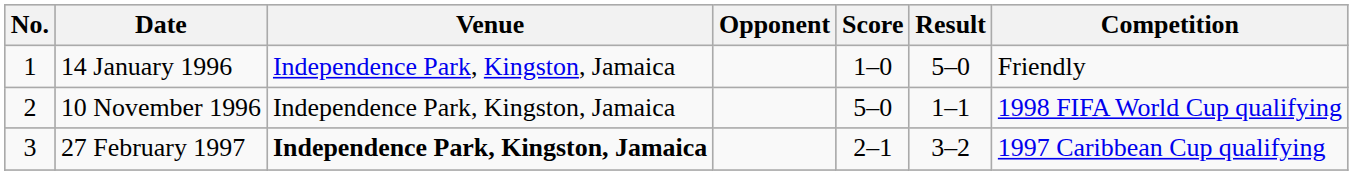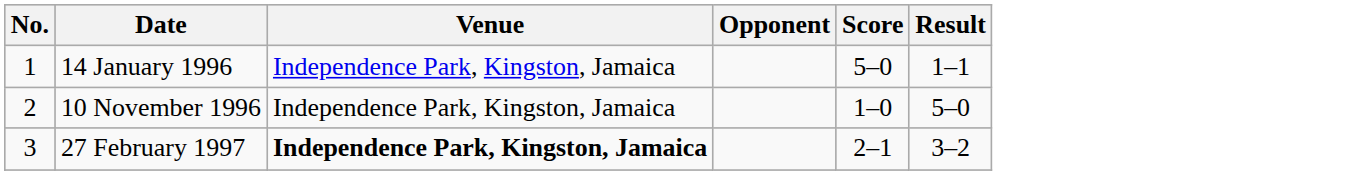- column: (1170, 25)
(873, 66) 1–0 -> (873, 66) 5–0
(951, 66) 5–0 -> (951, 66) 1–1
(873, 107) 5–0 -> (873, 107) 1–0
(951, 107) 1–1 -> (951, 107) 5–0
